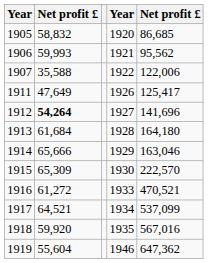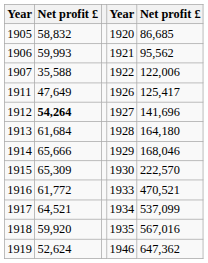(160, 151) 163,046 -> (160, 151) 168,046
(54, 190) 61,272 -> (54, 190) 61,772
(54, 248) 55,604 -> (54, 248) 52,624
